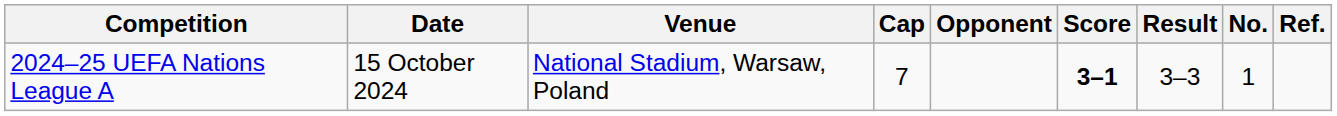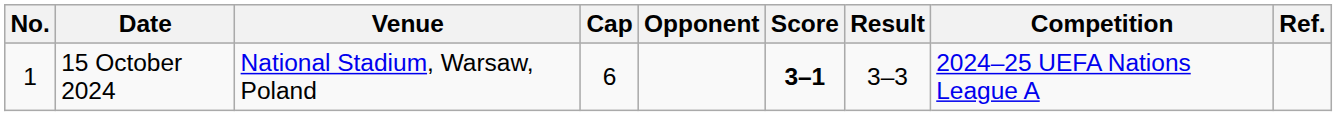columns swapped: (1248, 23) <-> (176, 23)
(902, 76) 7 -> (610, 76) 6
